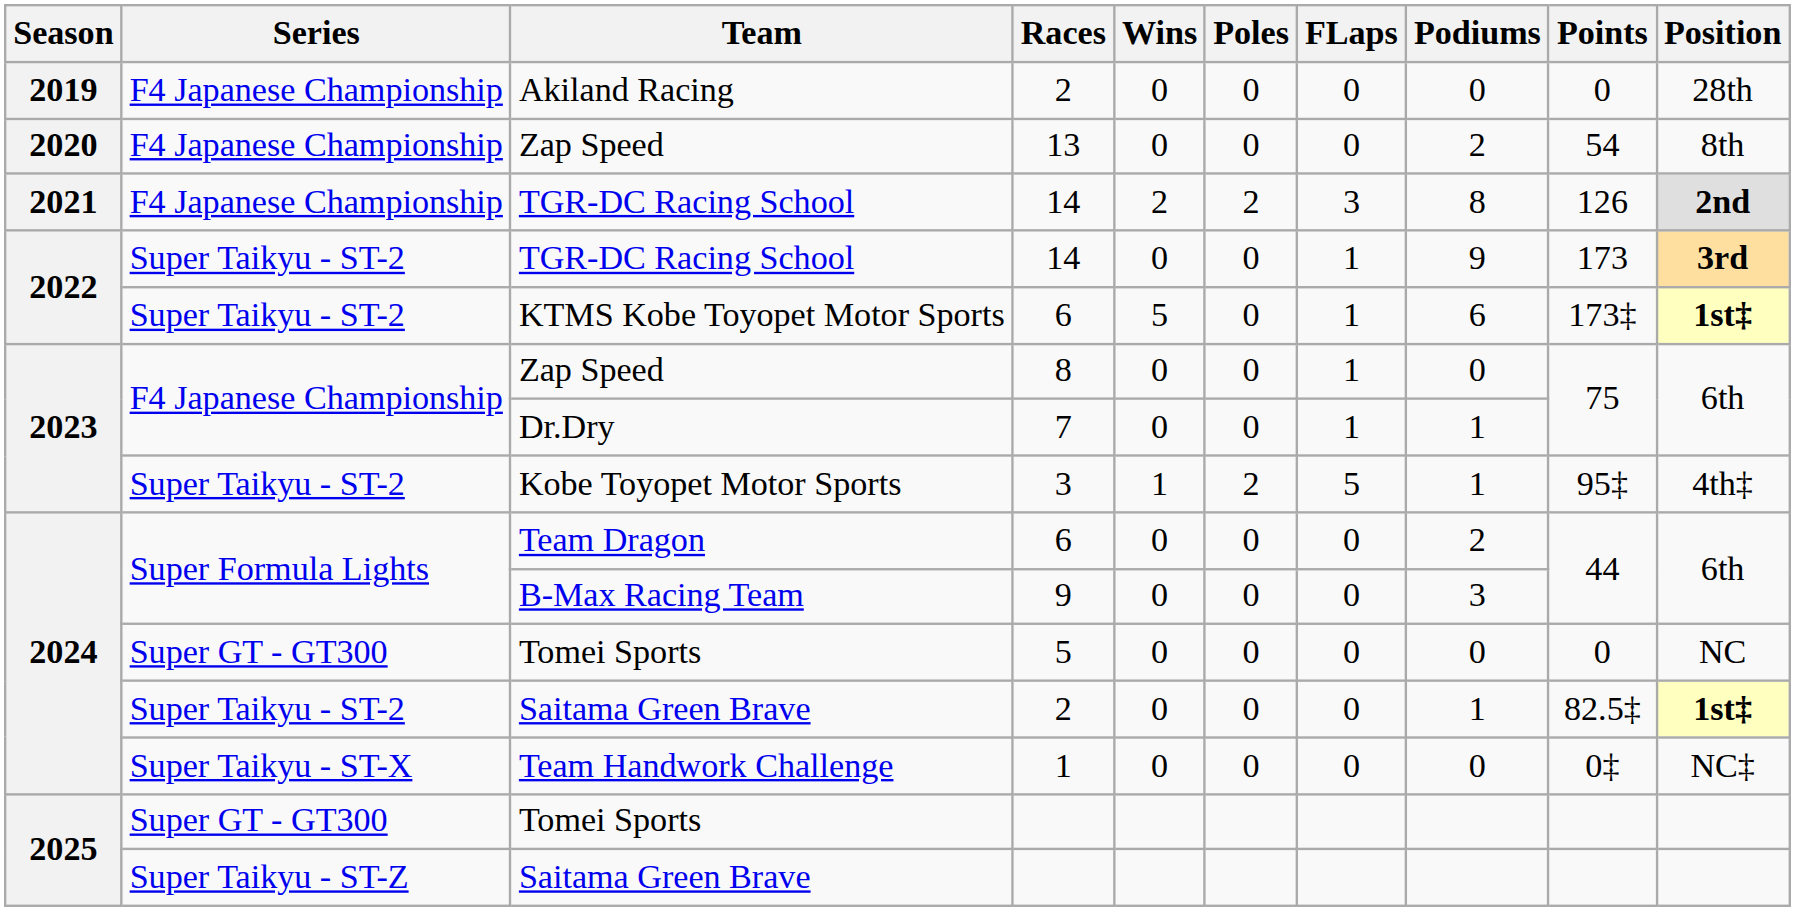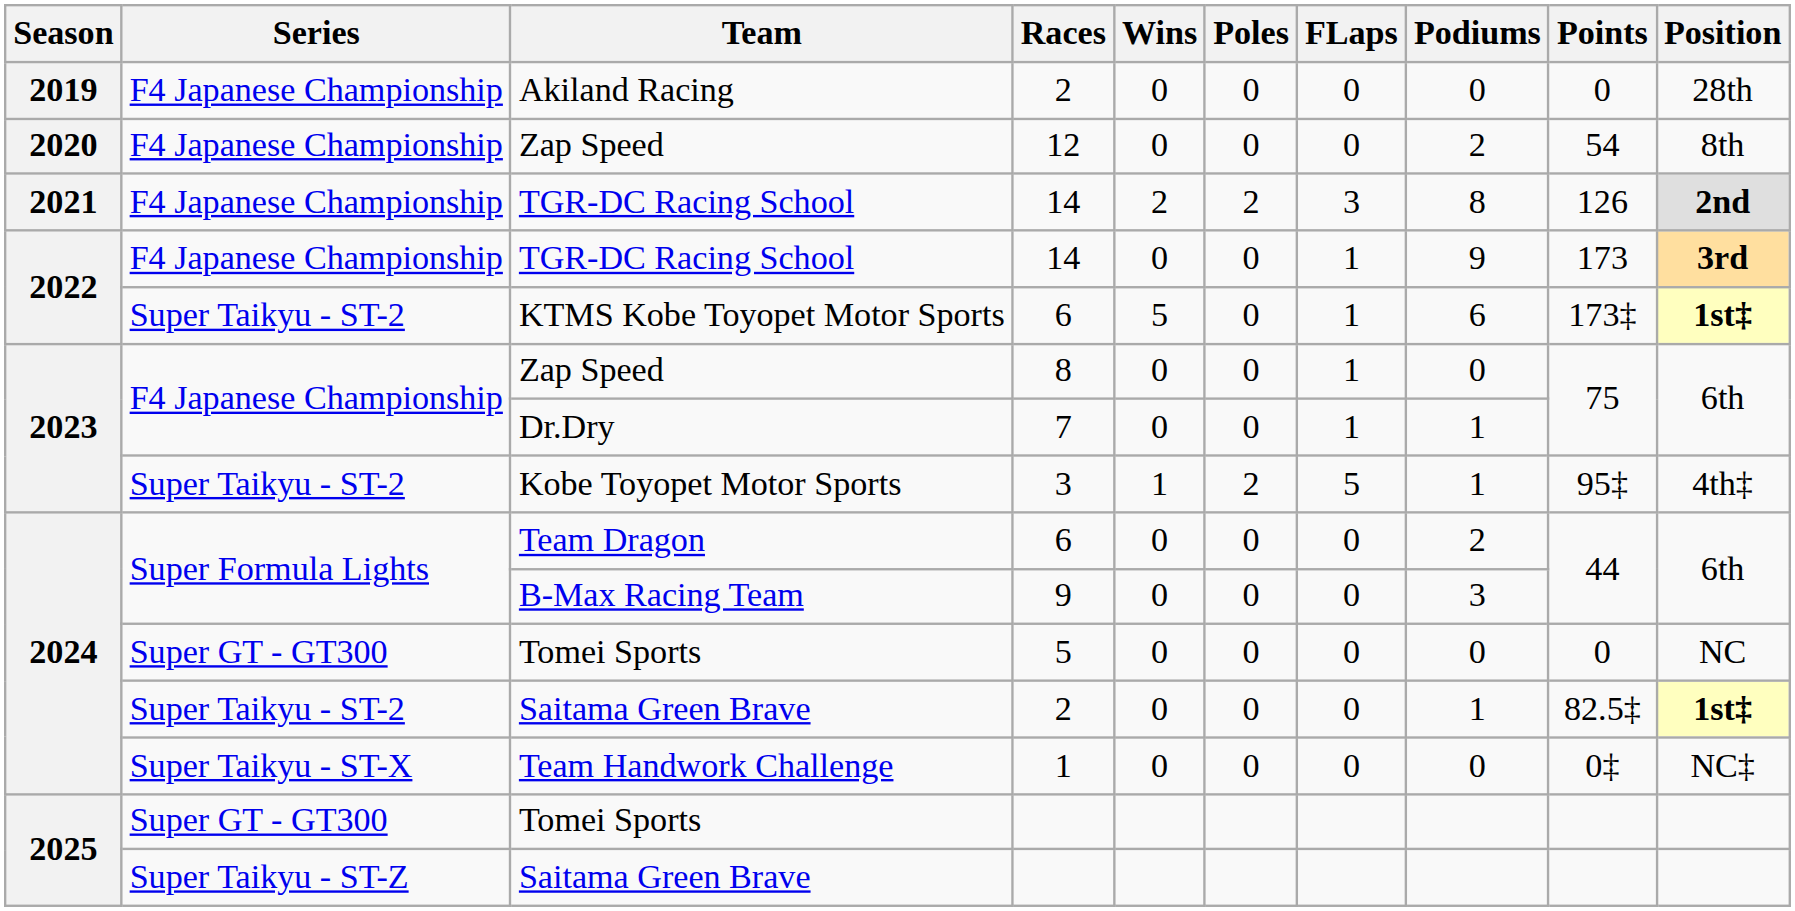(1063, 145) 13 -> (1063, 145) 12
(267, 258) Super Taikyu - ST-2 -> (316, 258) F4 Japanese Championship
